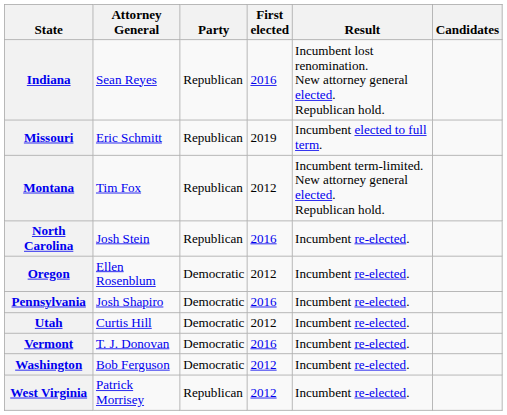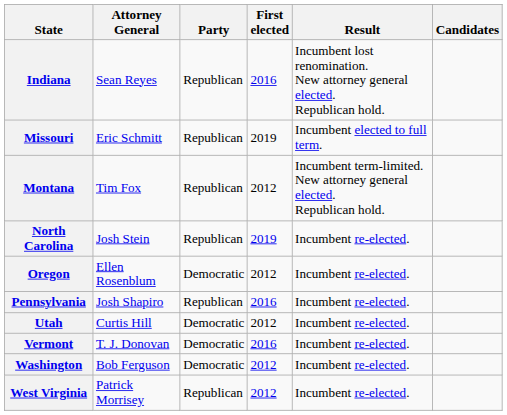(264, 238) 2016 -> (264, 238) 2019
(214, 302) Democratic -> (213, 302) Republican
